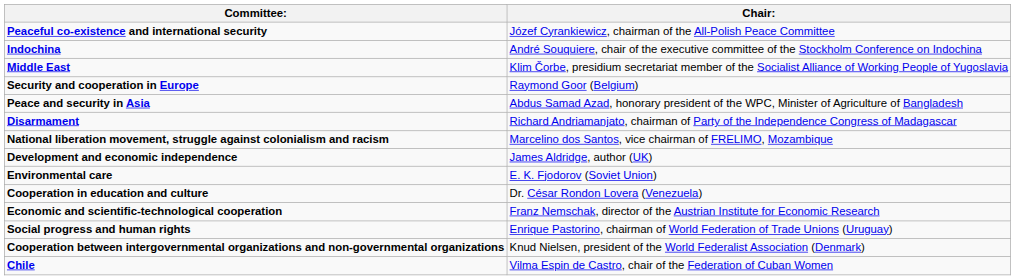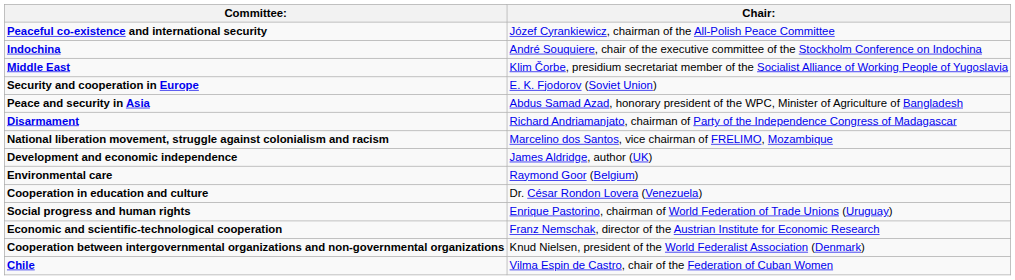(574, 85) Raymond Goor (Belgium) -> (583, 85) E. K. Fjodorov (Soviet Union)
(583, 175) E. K. Fjodorov (Soviet Union) -> (574, 175) Raymond Goor (Belgium)
rows swapped: (145, 211) <-> (99, 229)
